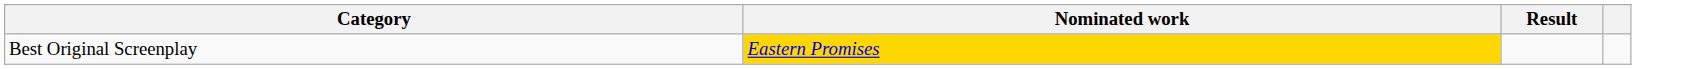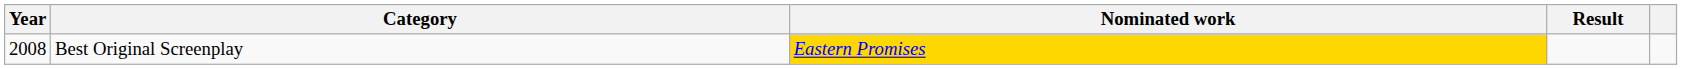+ column: (28, 19)
